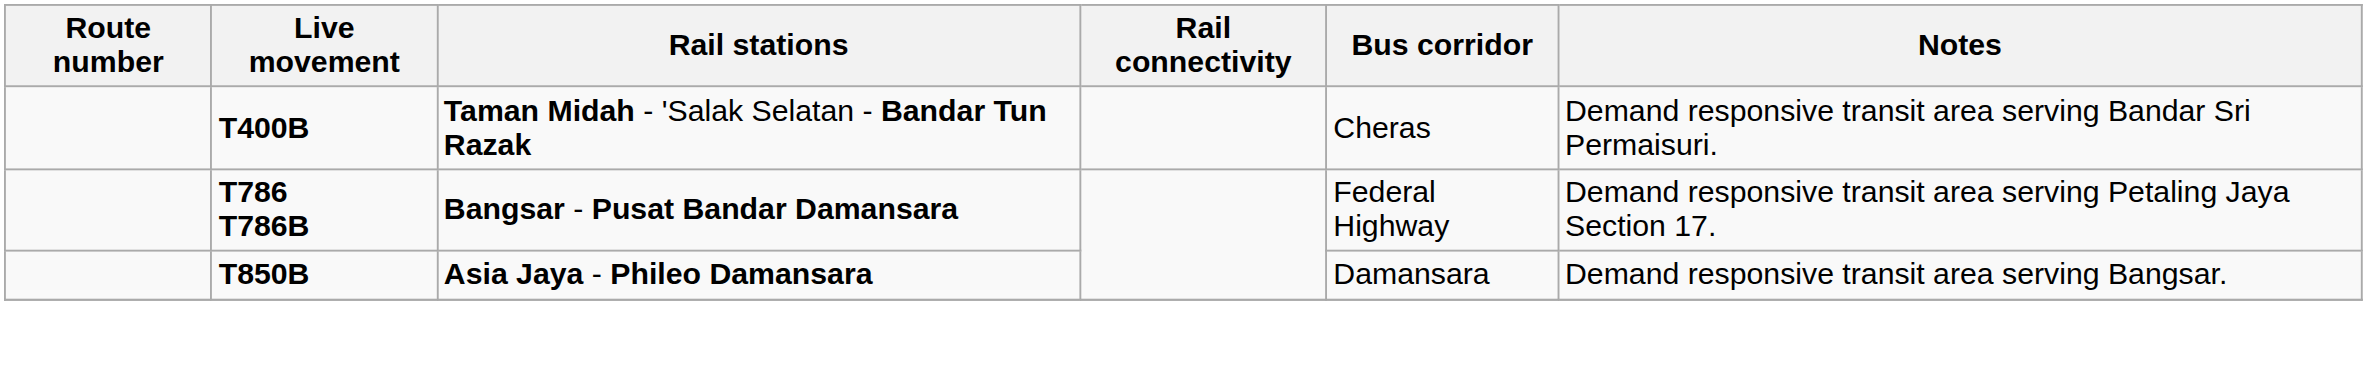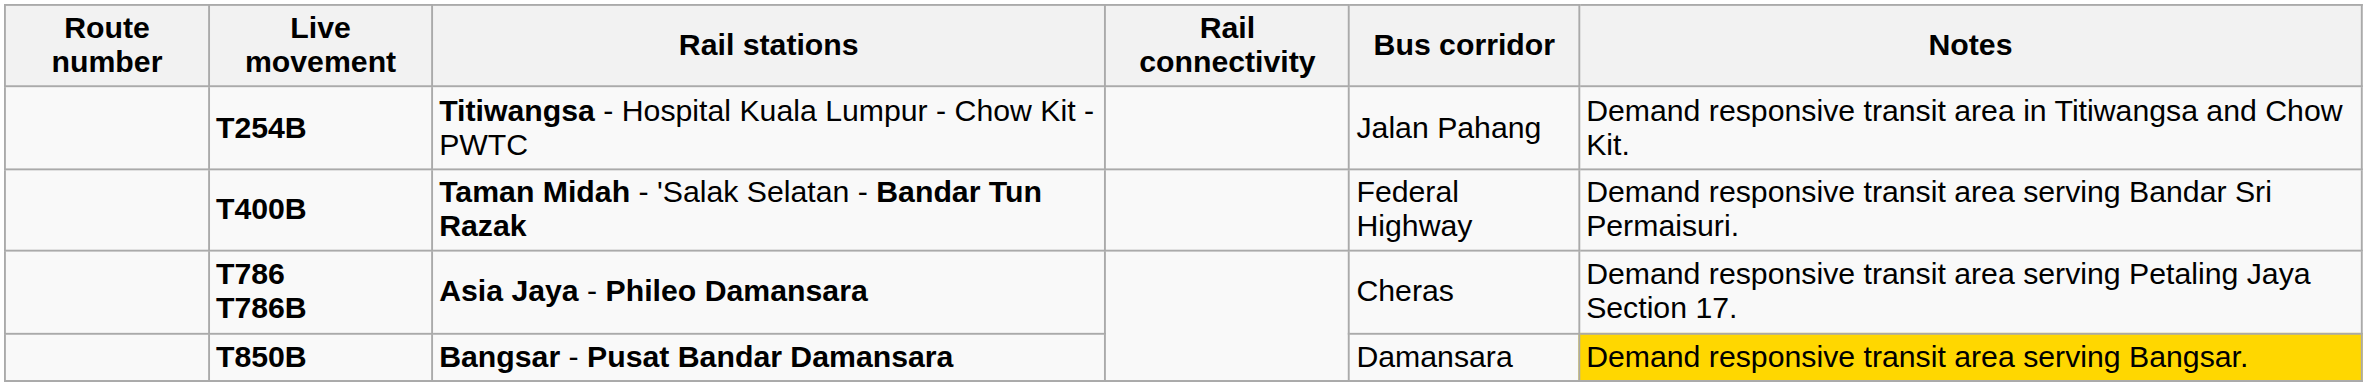+ row: (261, 127)
(1382, 127) Cheras -> (1414, 209) Federal Highway
(701, 209) Bangsar - Pusat Bandar Damansara -> (653, 291) Asia Jaya - Phileo Damansara
(1391, 209) Federal Highway -> (1405, 291) Cheras
(658, 274) Asia Jaya - Phileo Damansara -> (696, 356) Bangsar - Pusat Bandar Damansara
(1896, 274) no background -> (1917, 356) gold background
